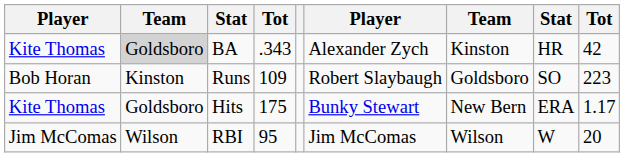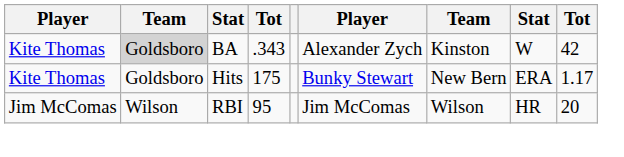(550, 48) HR -> (524, 48) W
- row: (231, 78)
(546, 136) W -> (528, 107) HR
